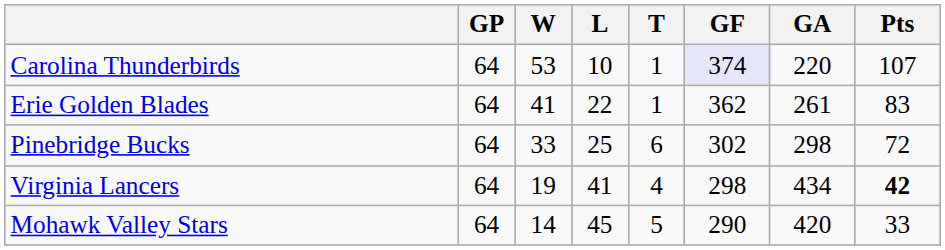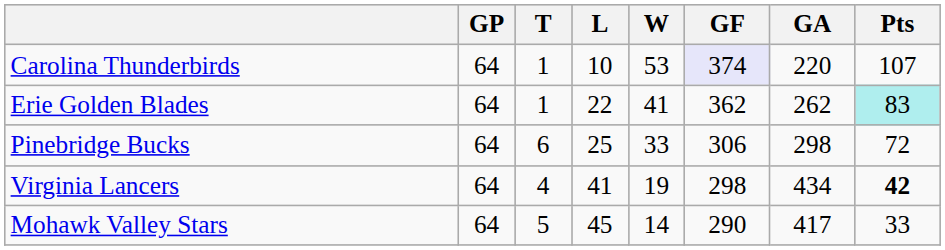columns swapped: (543, 24) <-> (657, 24)
(812, 104) 261 -> (812, 104) 262
(897, 104) no background -> (897, 104) paleturquoise background
(727, 144) 302 -> (727, 144) 306
(812, 225) 420 -> (812, 225) 417
